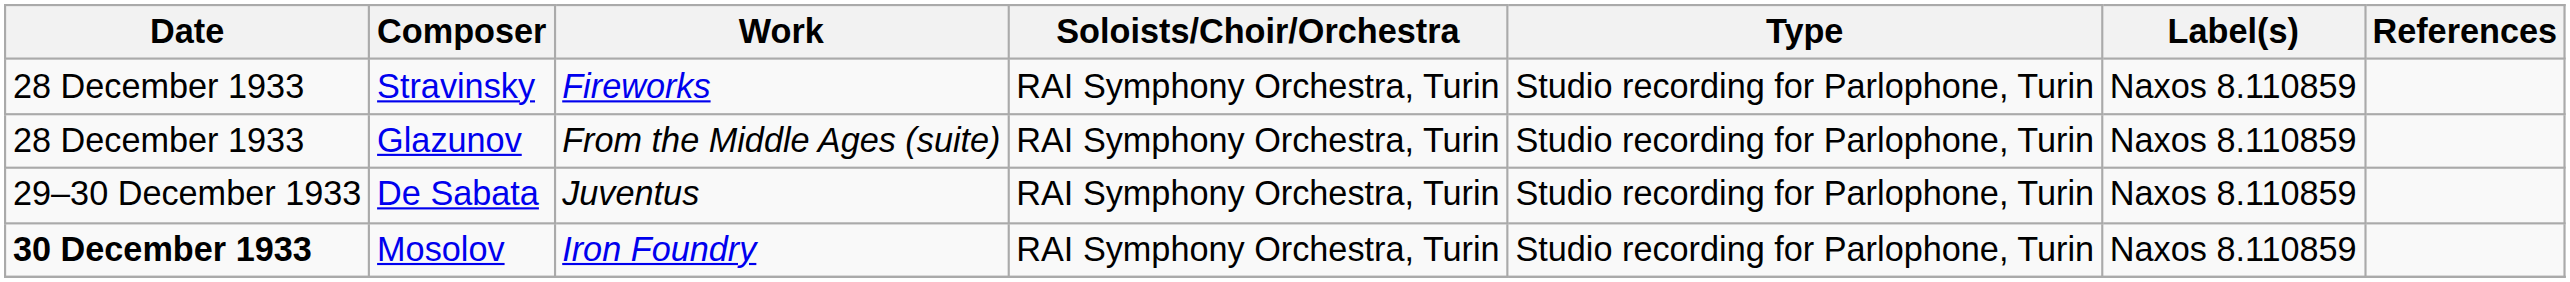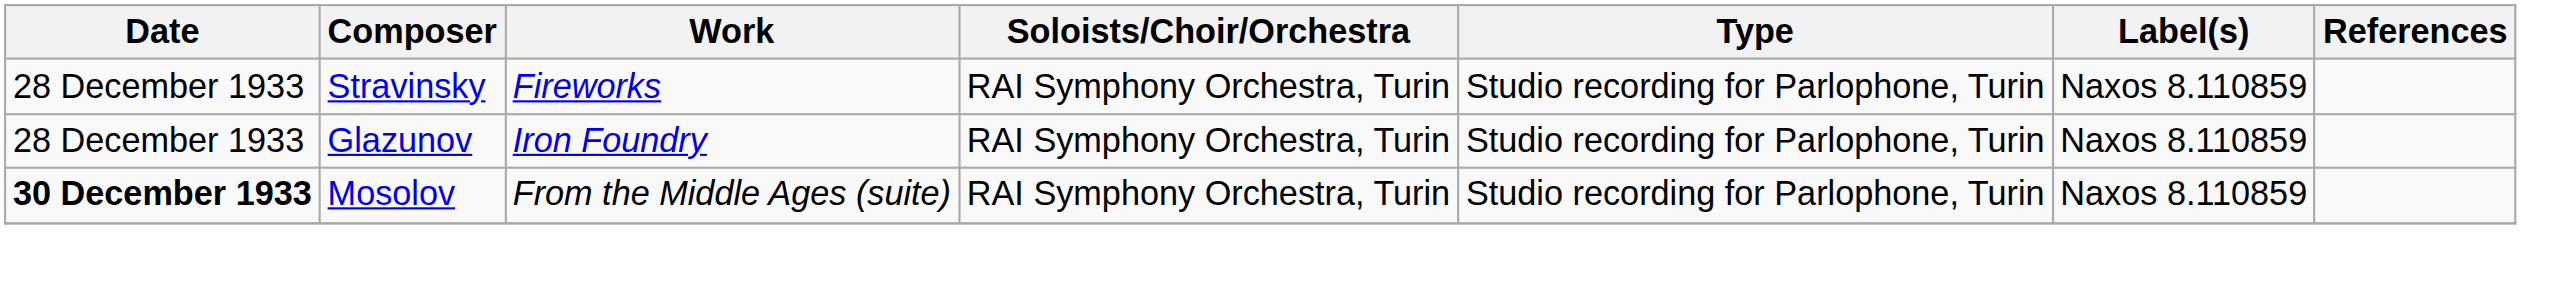(781, 140) From the Middle Ages (suite) -> (610, 140) Iron Foundry
- row: (458, 194)
(659, 248) Iron Foundry -> (732, 194) From the Middle Ages (suite)
